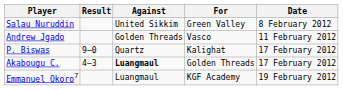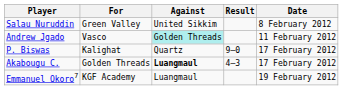columns swapped: (221, 11) <-> (97, 11)
(149, 37) no background -> (188, 37) paleturquoise background
